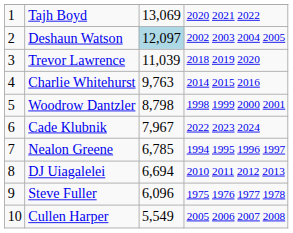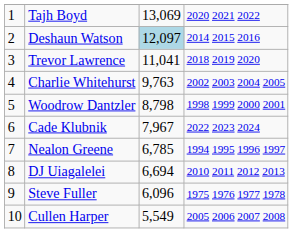(236, 37) 2002 2003 2004 2005 -> (223, 37) 2014 2015 2016
(161, 60) 11,039 -> (161, 60) 11,041
(223, 82) 2014 2015 2016 -> (236, 82) 2002 2003 2004 2005
